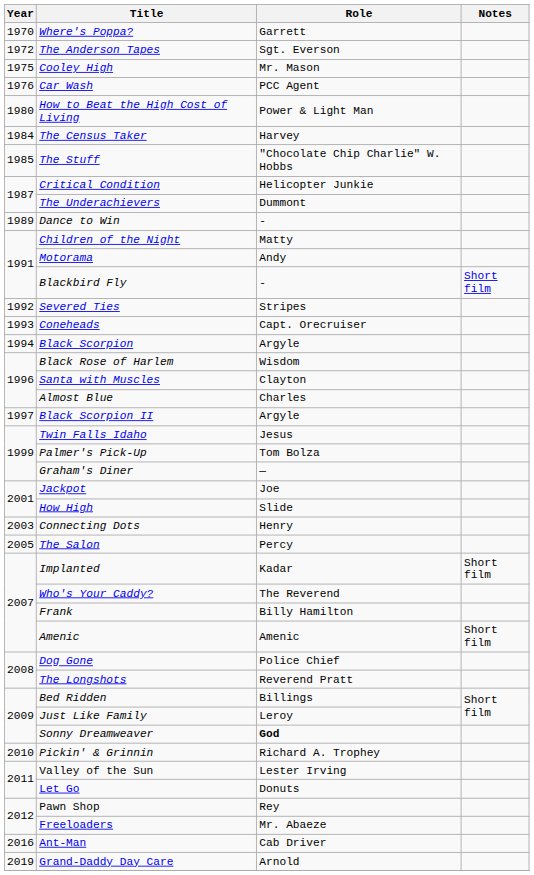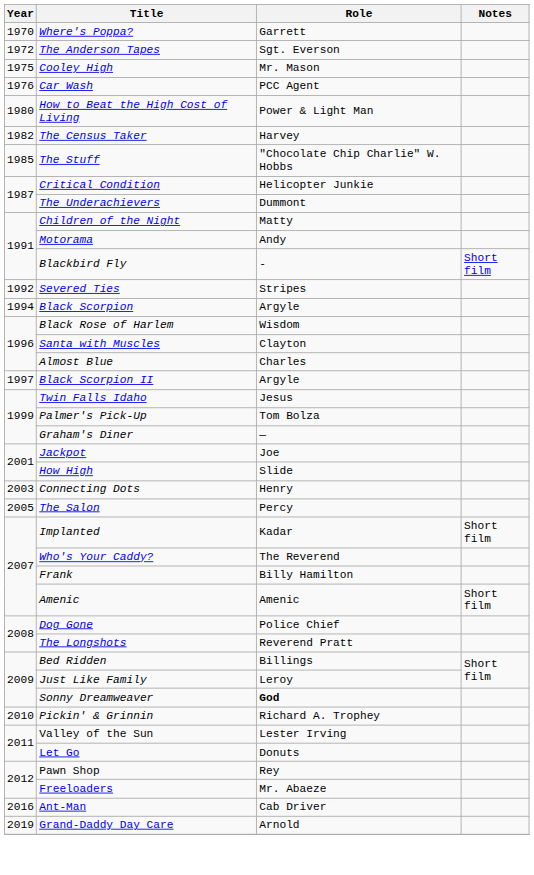(21, 136) 1984 -> (21, 136) 1982
- row: (80, 222)
- row: (69, 326)
